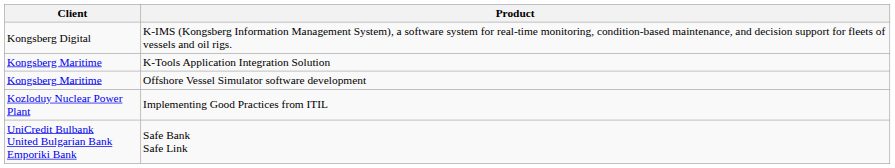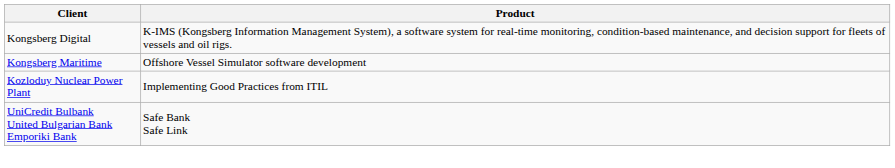- row: (237, 62)
